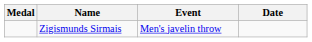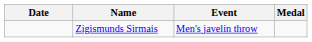columns swapped: (21, 12) <-> (273, 12)
